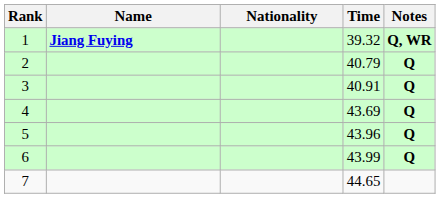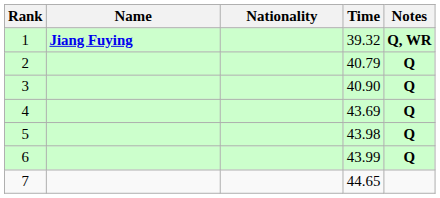(364, 87) 40.91 -> (364, 87) 40.90
(364, 134) 43.96 -> (364, 134) 43.98
